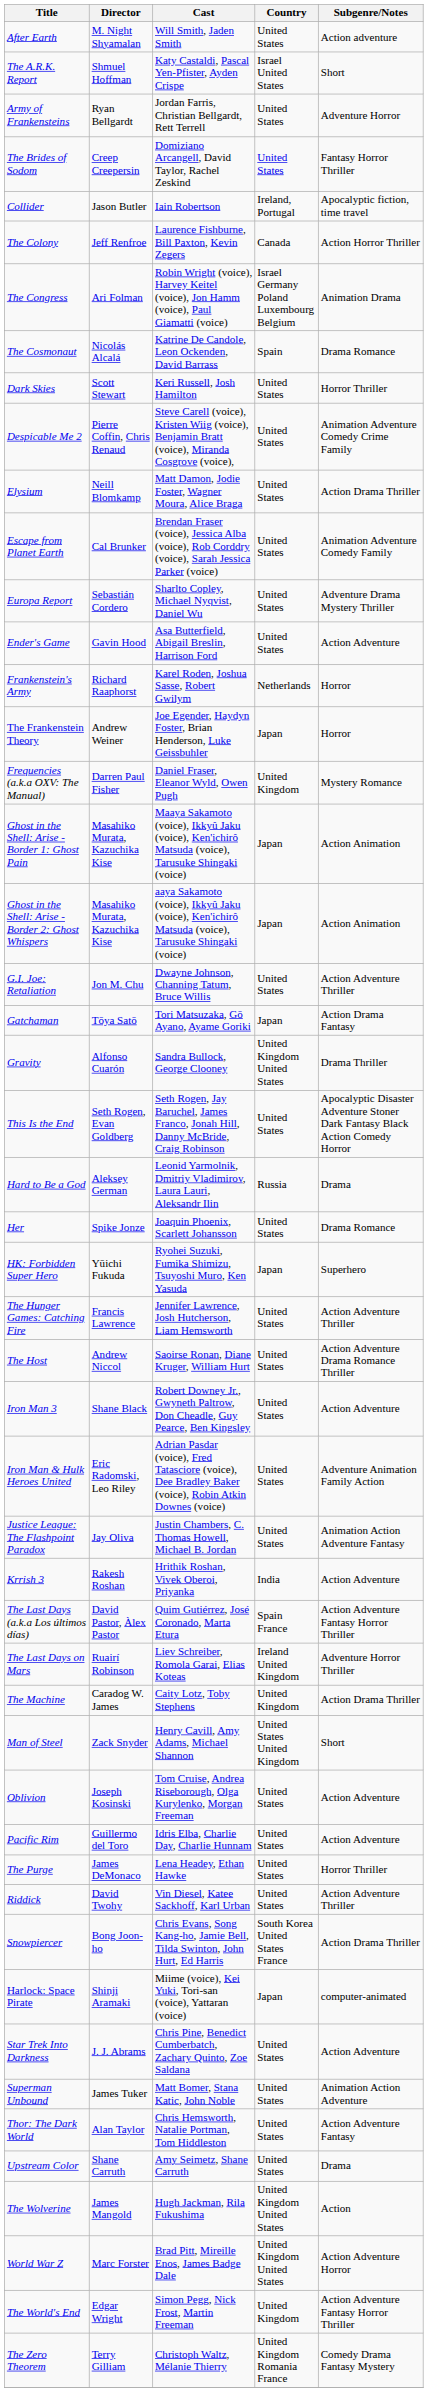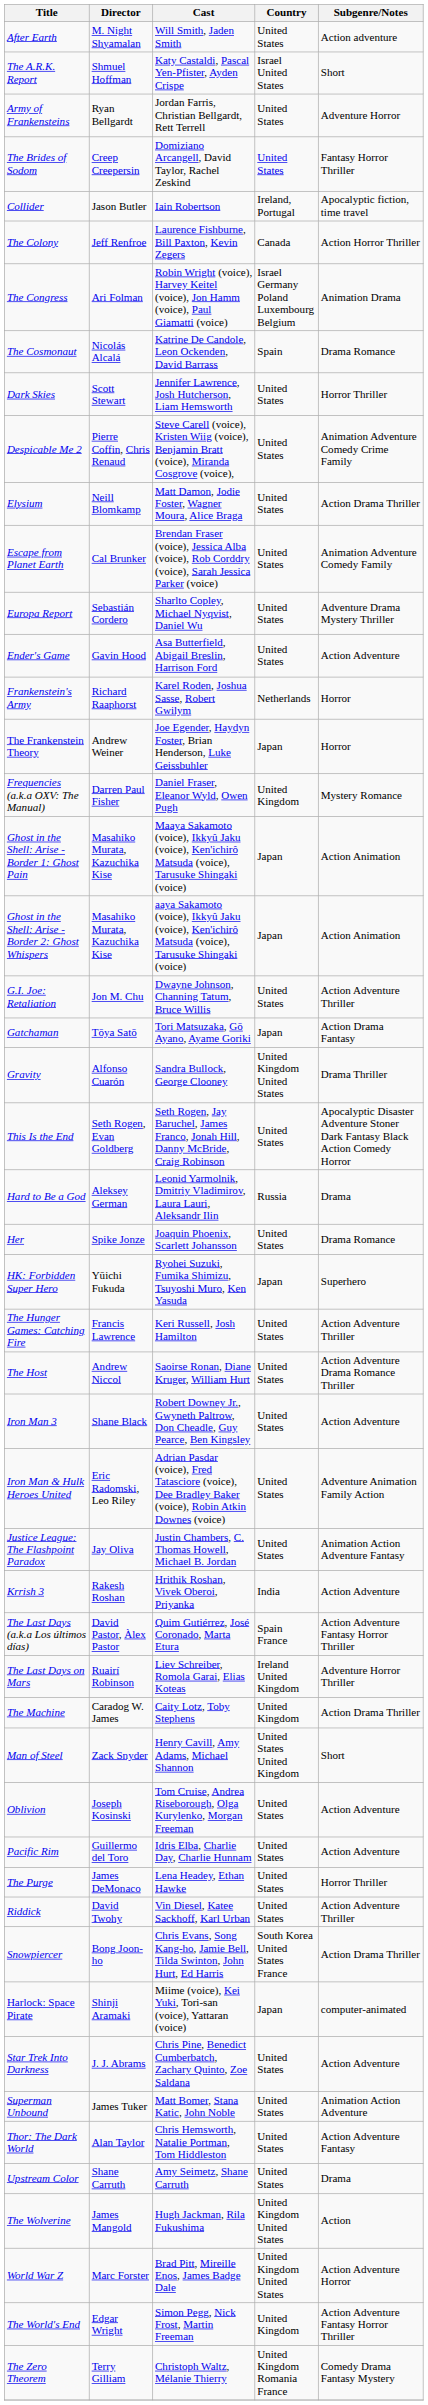(195, 388) Keri Russell, Josh Hamilton -> (197, 394) Jennifer Lawrence, Josh Hutcherson, Liam Hemsworth
(197, 1318) Jennifer Lawrence, Josh Hutcherson, Liam Hemsworth -> (195, 1330) Keri Russell, Josh Hamilton
